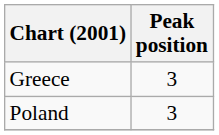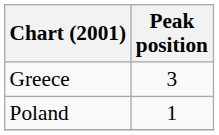(172, 112) 3 -> (172, 112) 1
